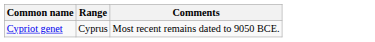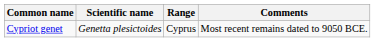+ column: (120, 12)
